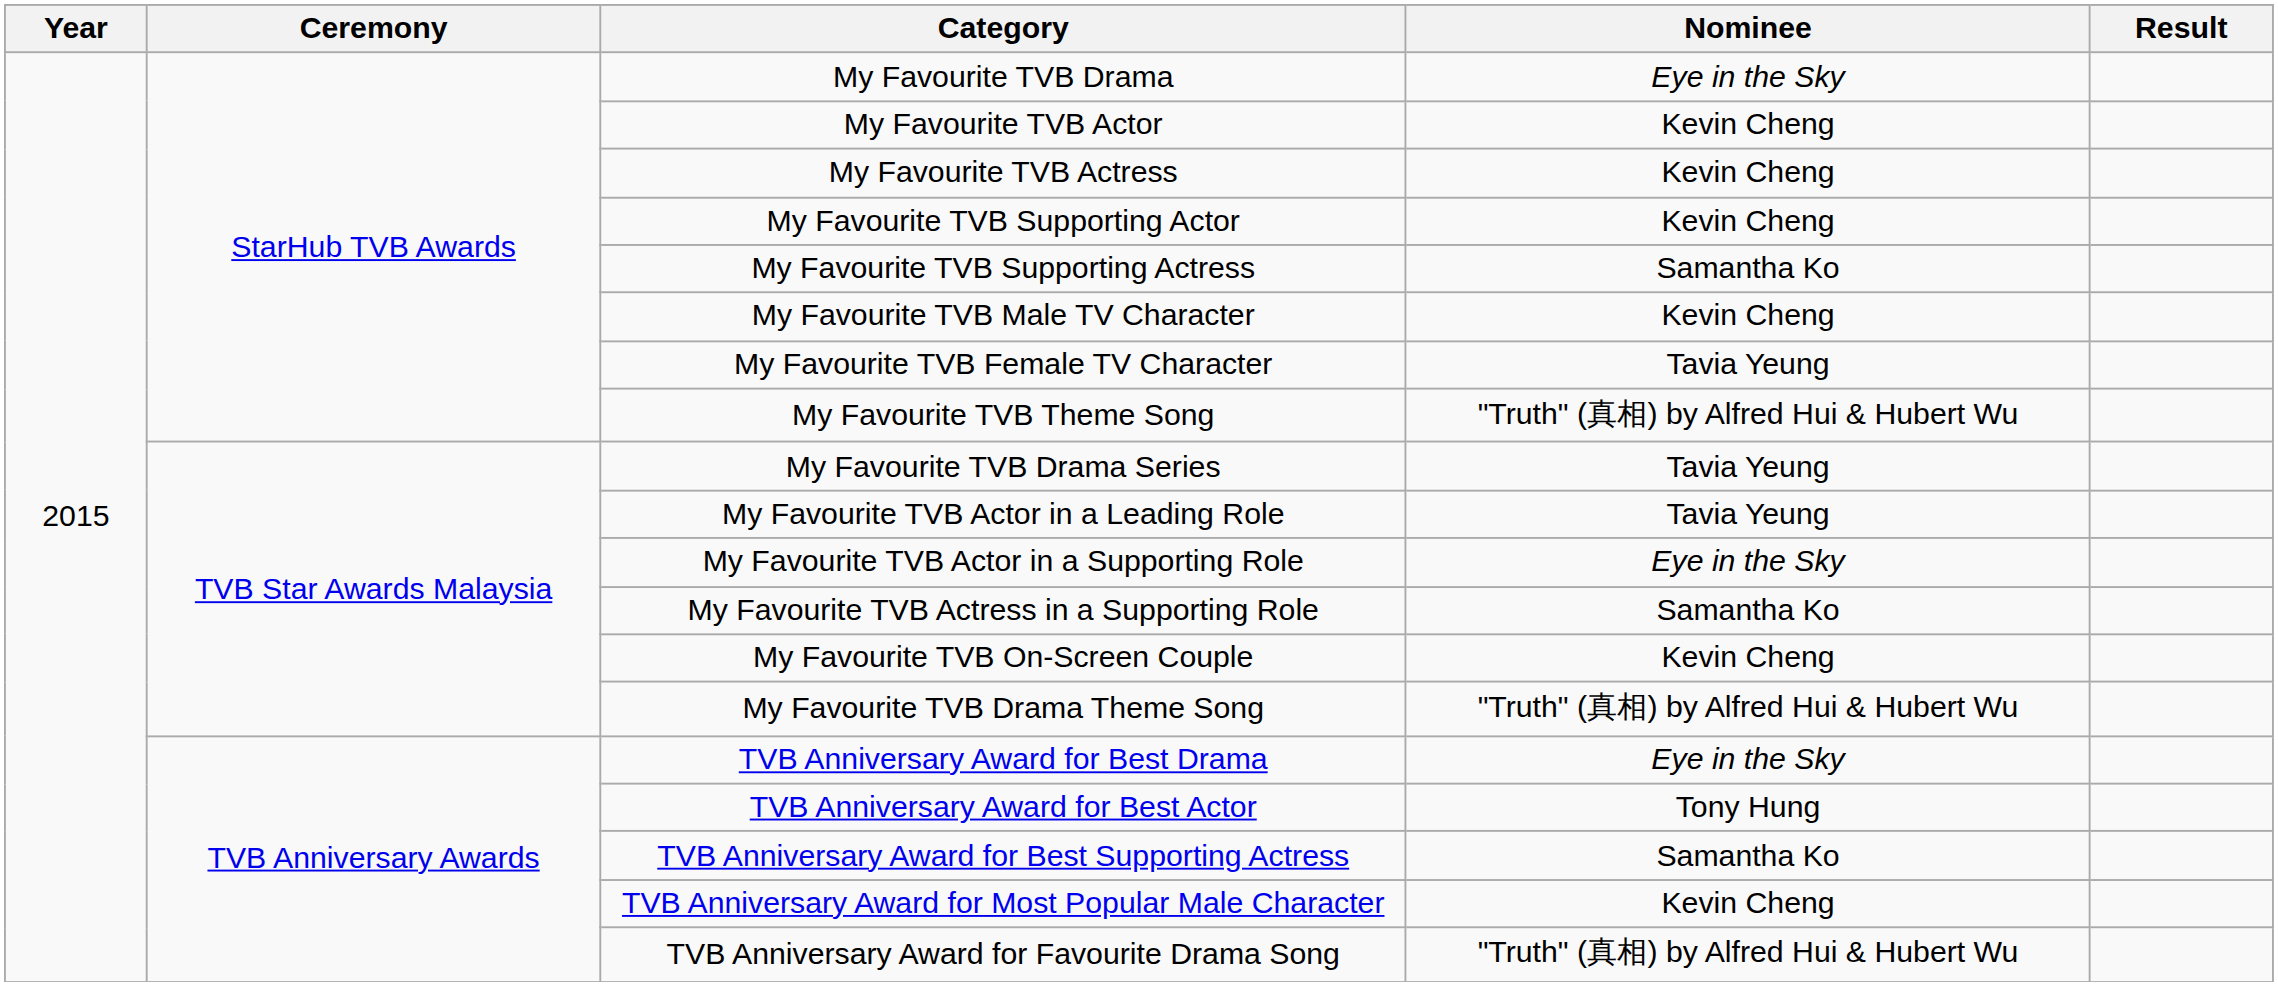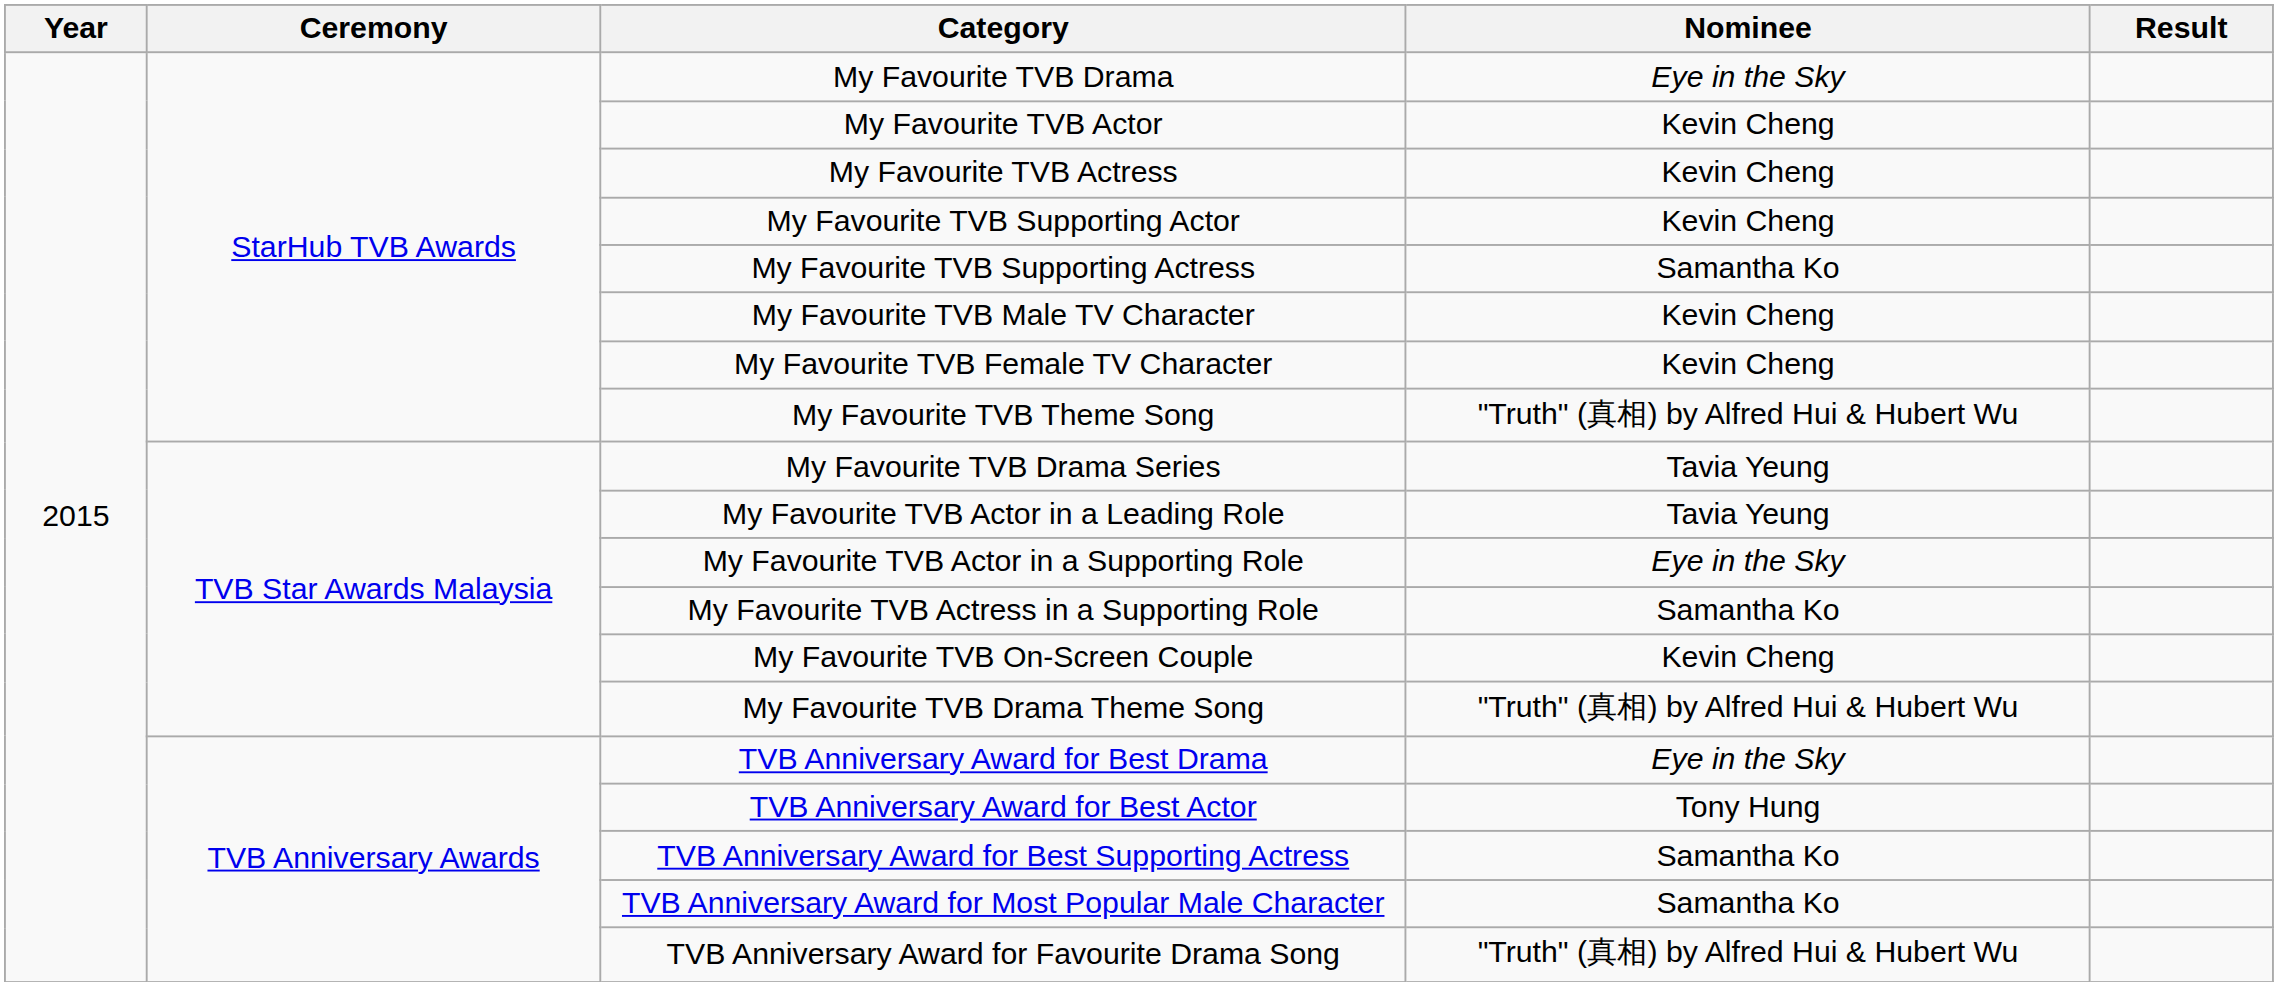(1748, 364) Tavia Yeung -> (1748, 364) Kevin Cheng
(1748, 903) Kevin Cheng -> (1748, 903) Samantha Ko
